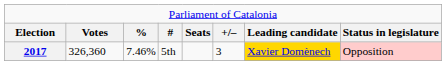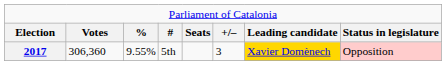(87, 51) 326,360 -> (87, 51) 306,360
(141, 51) 7.46% -> (141, 51) 9.55%
